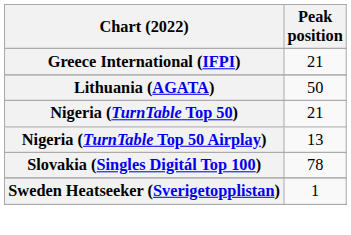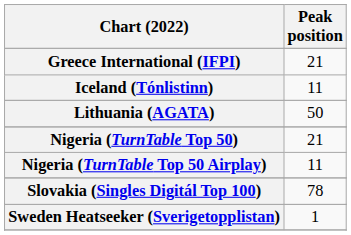+ row: (144, 87)
(315, 139) 13 -> (315, 165) 11
